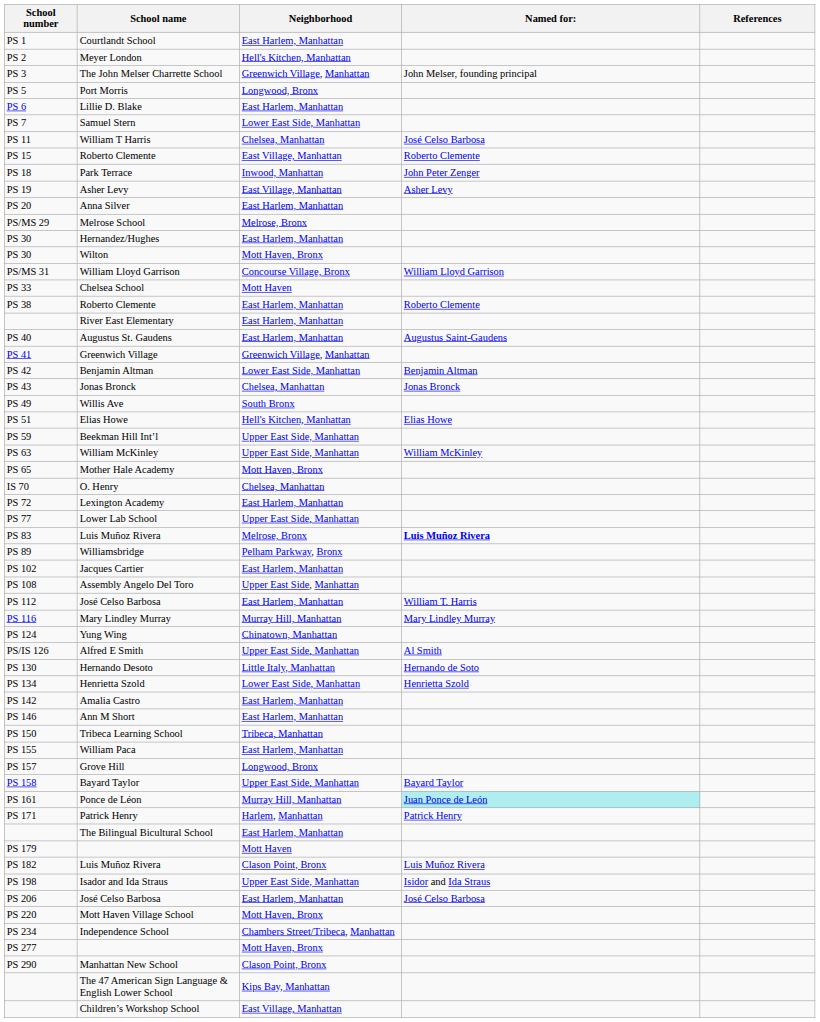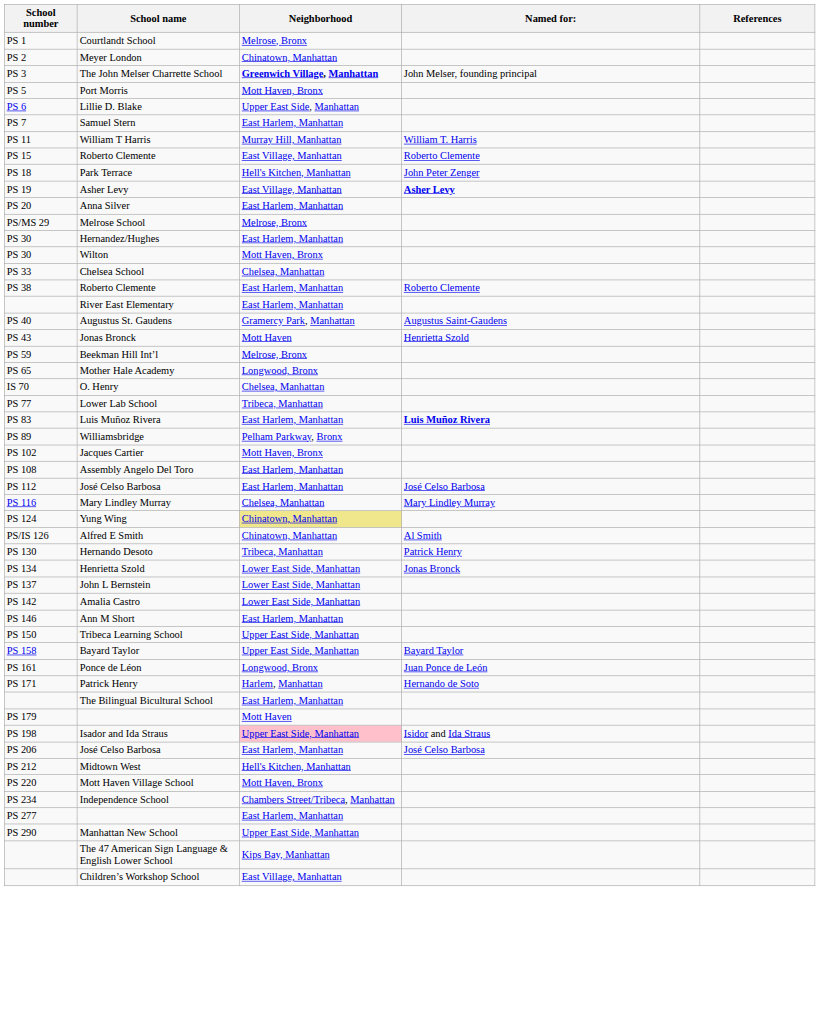(292, 40) East Harlem, Manhattan -> (274, 40) Melrose, Bronx
(296, 57) Hell's Kitchen, Manhattan -> (289, 57) Chinatown, Manhattan
(306, 73) normal -> (310, 73) bold
(280, 90) Longwood, Bronx -> (282, 90) Mott Haven, Bronx
(292, 106) East Harlem, Manhattan -> (300, 106) Upper East Side, Manhattan
(301, 123) Lower East Side, Manhattan -> (292, 123) East Harlem, Manhattan
(283, 139) Chelsea, Manhattan -> (292, 139) Murray Hill, Manhattan
(444, 139) José Celso Barbosa -> (440, 139) William T. Harris
(282, 172) Inwood, Manhattan -> (296, 172) Hell's Kitchen, Manhattan
(428, 189) normal -> (429, 189) bold
- row: (28, 271)
(267, 288) Mott Haven -> (283, 271) Chelsea, Manhattan
(292, 337) East Harlem, Manhattan -> (298, 321) Gramercy Park, Manhattan
- row: (19, 354)
- row: (19, 370)
(283, 387) Chelsea, Manhattan -> (267, 337) Mott Haven
(432, 387) Jonas Bronck -> (436, 337) Henrietta Szold
- row: (19, 403)
- row: (19, 420)
(300, 436) Upper East Side, Manhattan -> (274, 354) Melrose, Bronx
- row: (19, 453)
(282, 469) Mott Haven, Bronx -> (280, 370) Longwood, Bronx
- row: (19, 502)
(300, 519) Upper East Side, Manhattan -> (282, 403) Tribeca, Manhattan
(274, 535) Melrose, Bronx -> (292, 420) East Harlem, Manhattan
(292, 568) East Harlem, Manhattan -> (282, 453) Mott Haven, Bronx
(300, 585) Upper East Side, Manhattan -> (292, 469) East Harlem, Manhattan
(440, 601) William T. Harris -> (444, 486) José Celso Barbosa
(292, 618) Murray Hill, Manhattan -> (283, 502) Chelsea, Manhattan
(289, 634) no background -> (289, 519) khaki background
(300, 651) Upper East Side, Manhattan -> (289, 535) Chinatown, Manhattan
(288, 667) Little Italy, Manhattan -> (282, 552) Tribeca, Manhattan
(441, 667) Hernando de Soto -> (433, 552) Patrick Henry
(436, 684) Henrietta Szold -> (432, 568) Jonas Bronck
+ row: (22, 585)
(292, 700) East Harlem, Manhattan -> (301, 601) Lower East Side, Manhattan
(282, 733) Tribeca, Manhattan -> (300, 634) Upper East Side, Manhattan
- row: (22, 750)
- row: (22, 766)
(292, 799) Murray Hill, Manhattan -> (280, 667) Longwood, Bronx
(446, 799) paleturquoise background -> (446, 667) no background
(433, 816) Patrick Henry -> (441, 684) Hernando de Soto
- row: (22, 865)
(300, 882) no background -> (300, 733) pink background
+ row: (22, 766)
(282, 948) Mott Haven, Bronx -> (292, 816) East Harlem, Manhattan
(284, 964) Clason Point, Bronx -> (300, 832) Upper East Side, Manhattan
